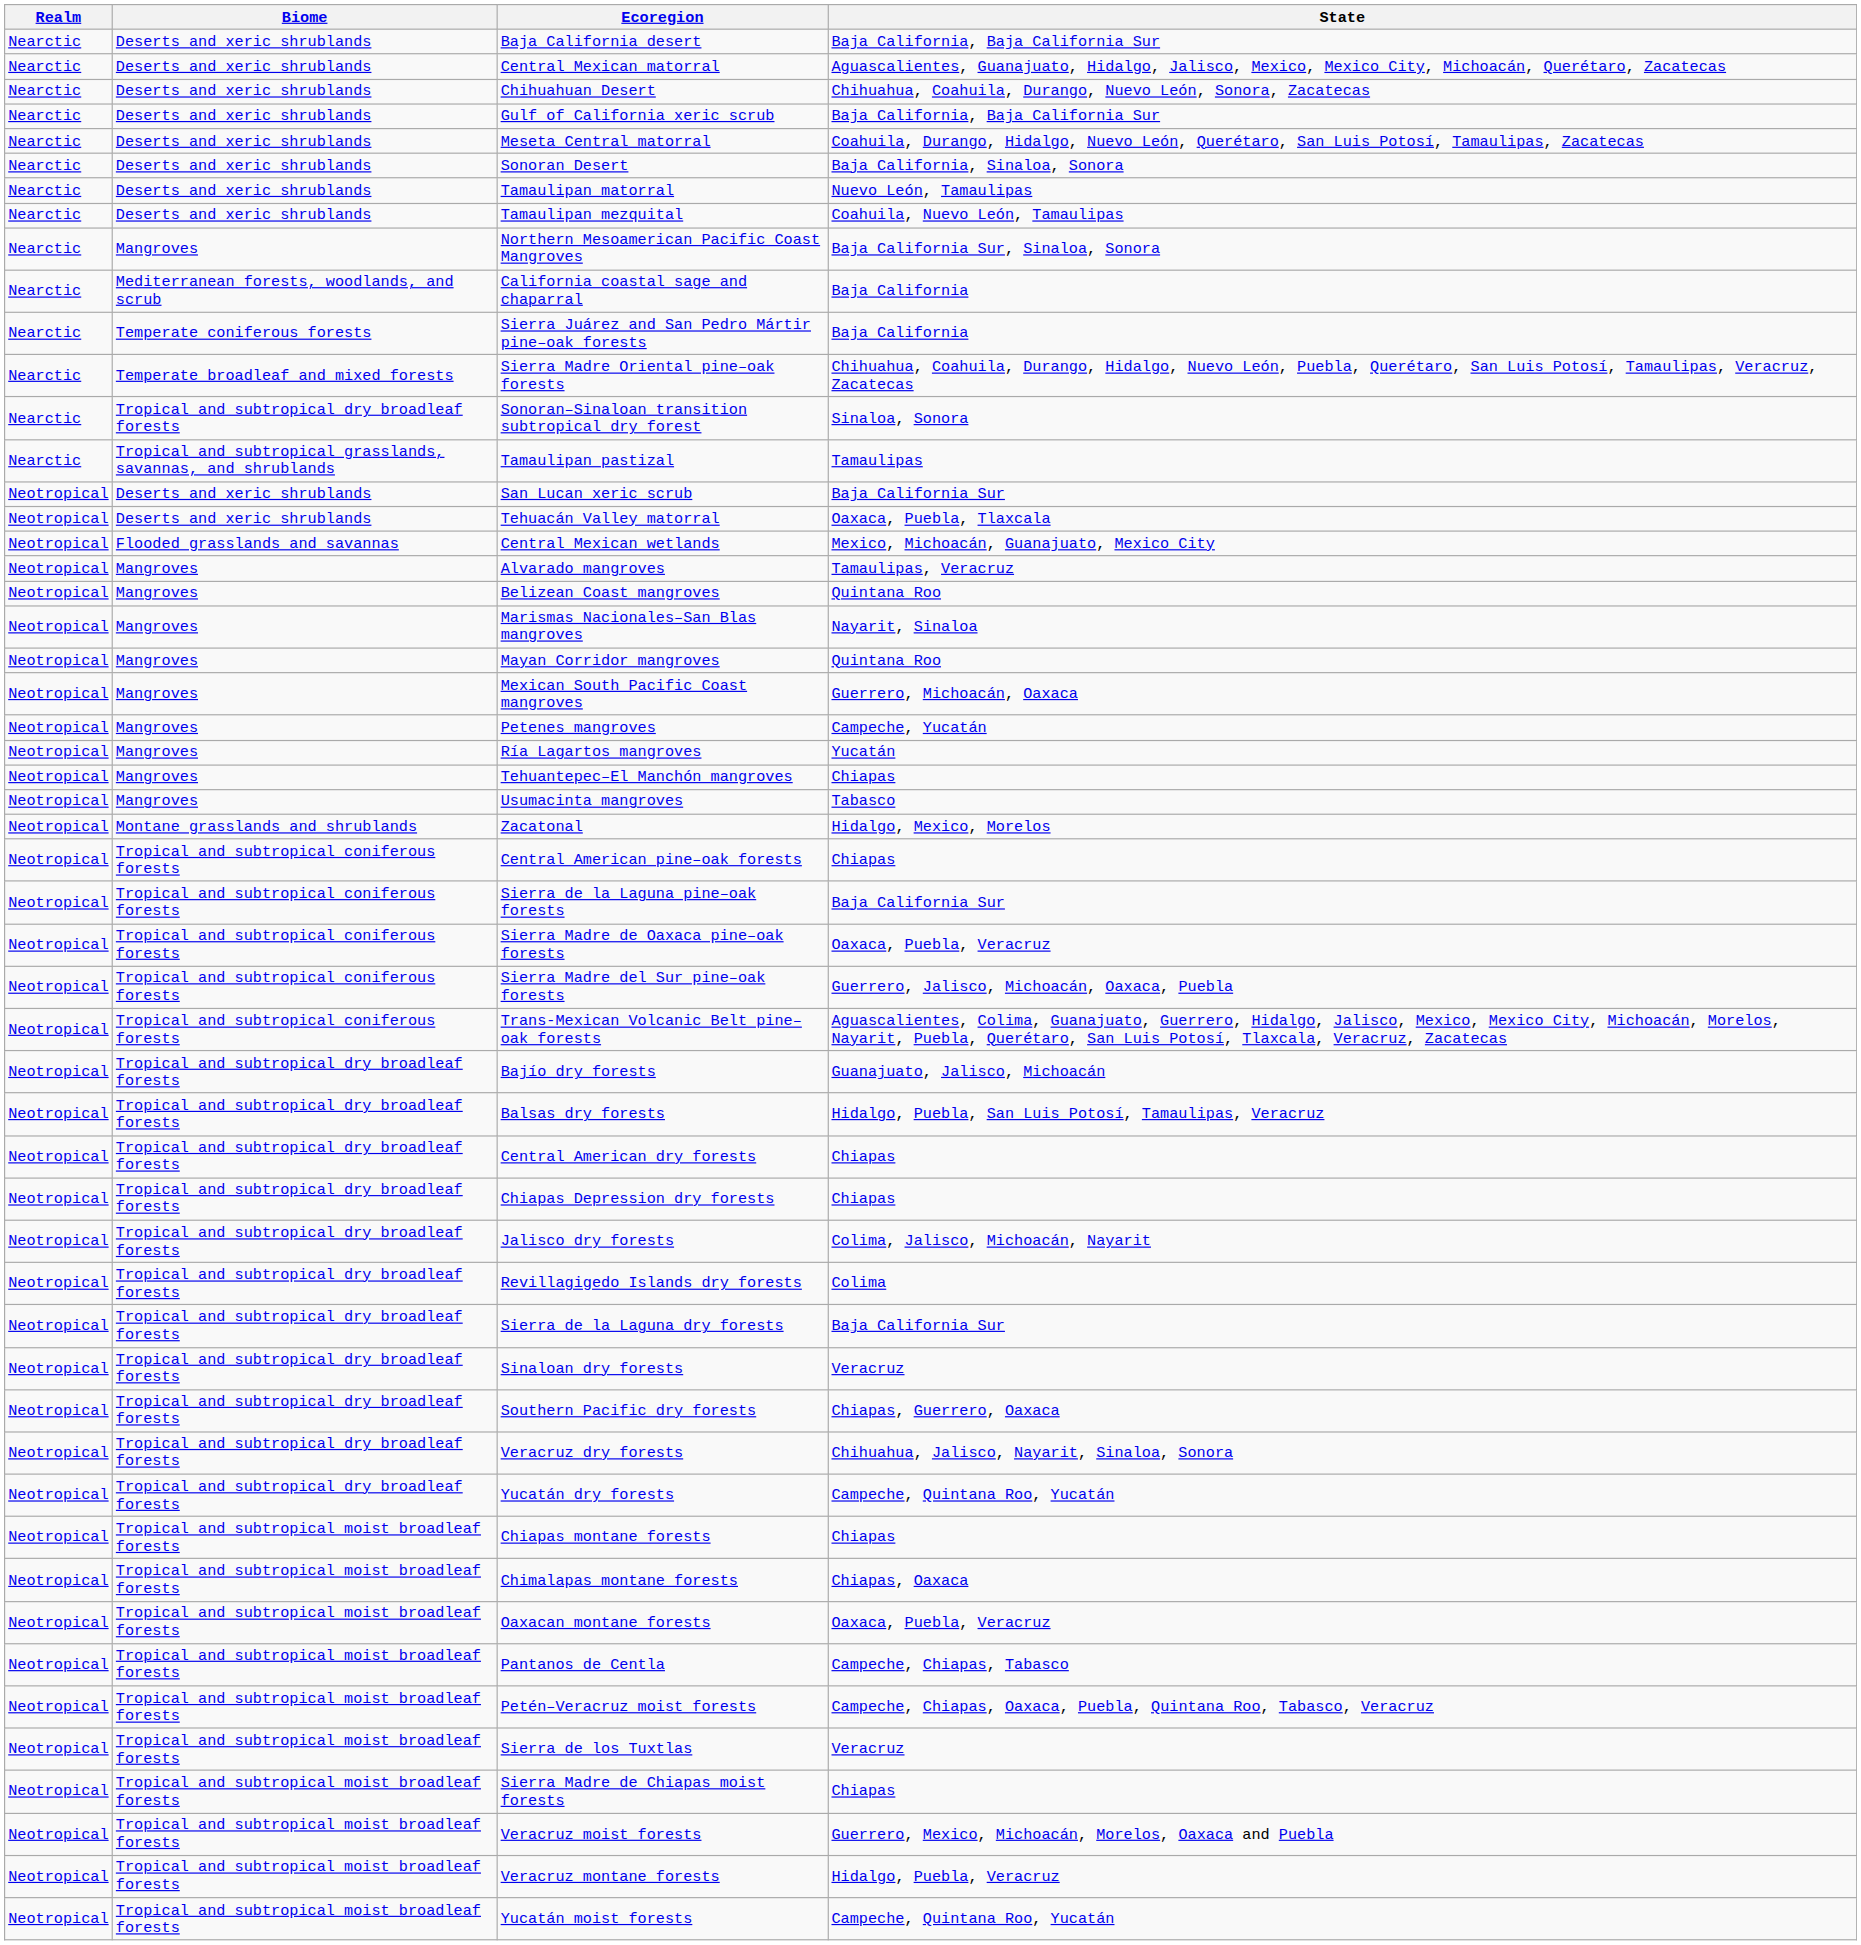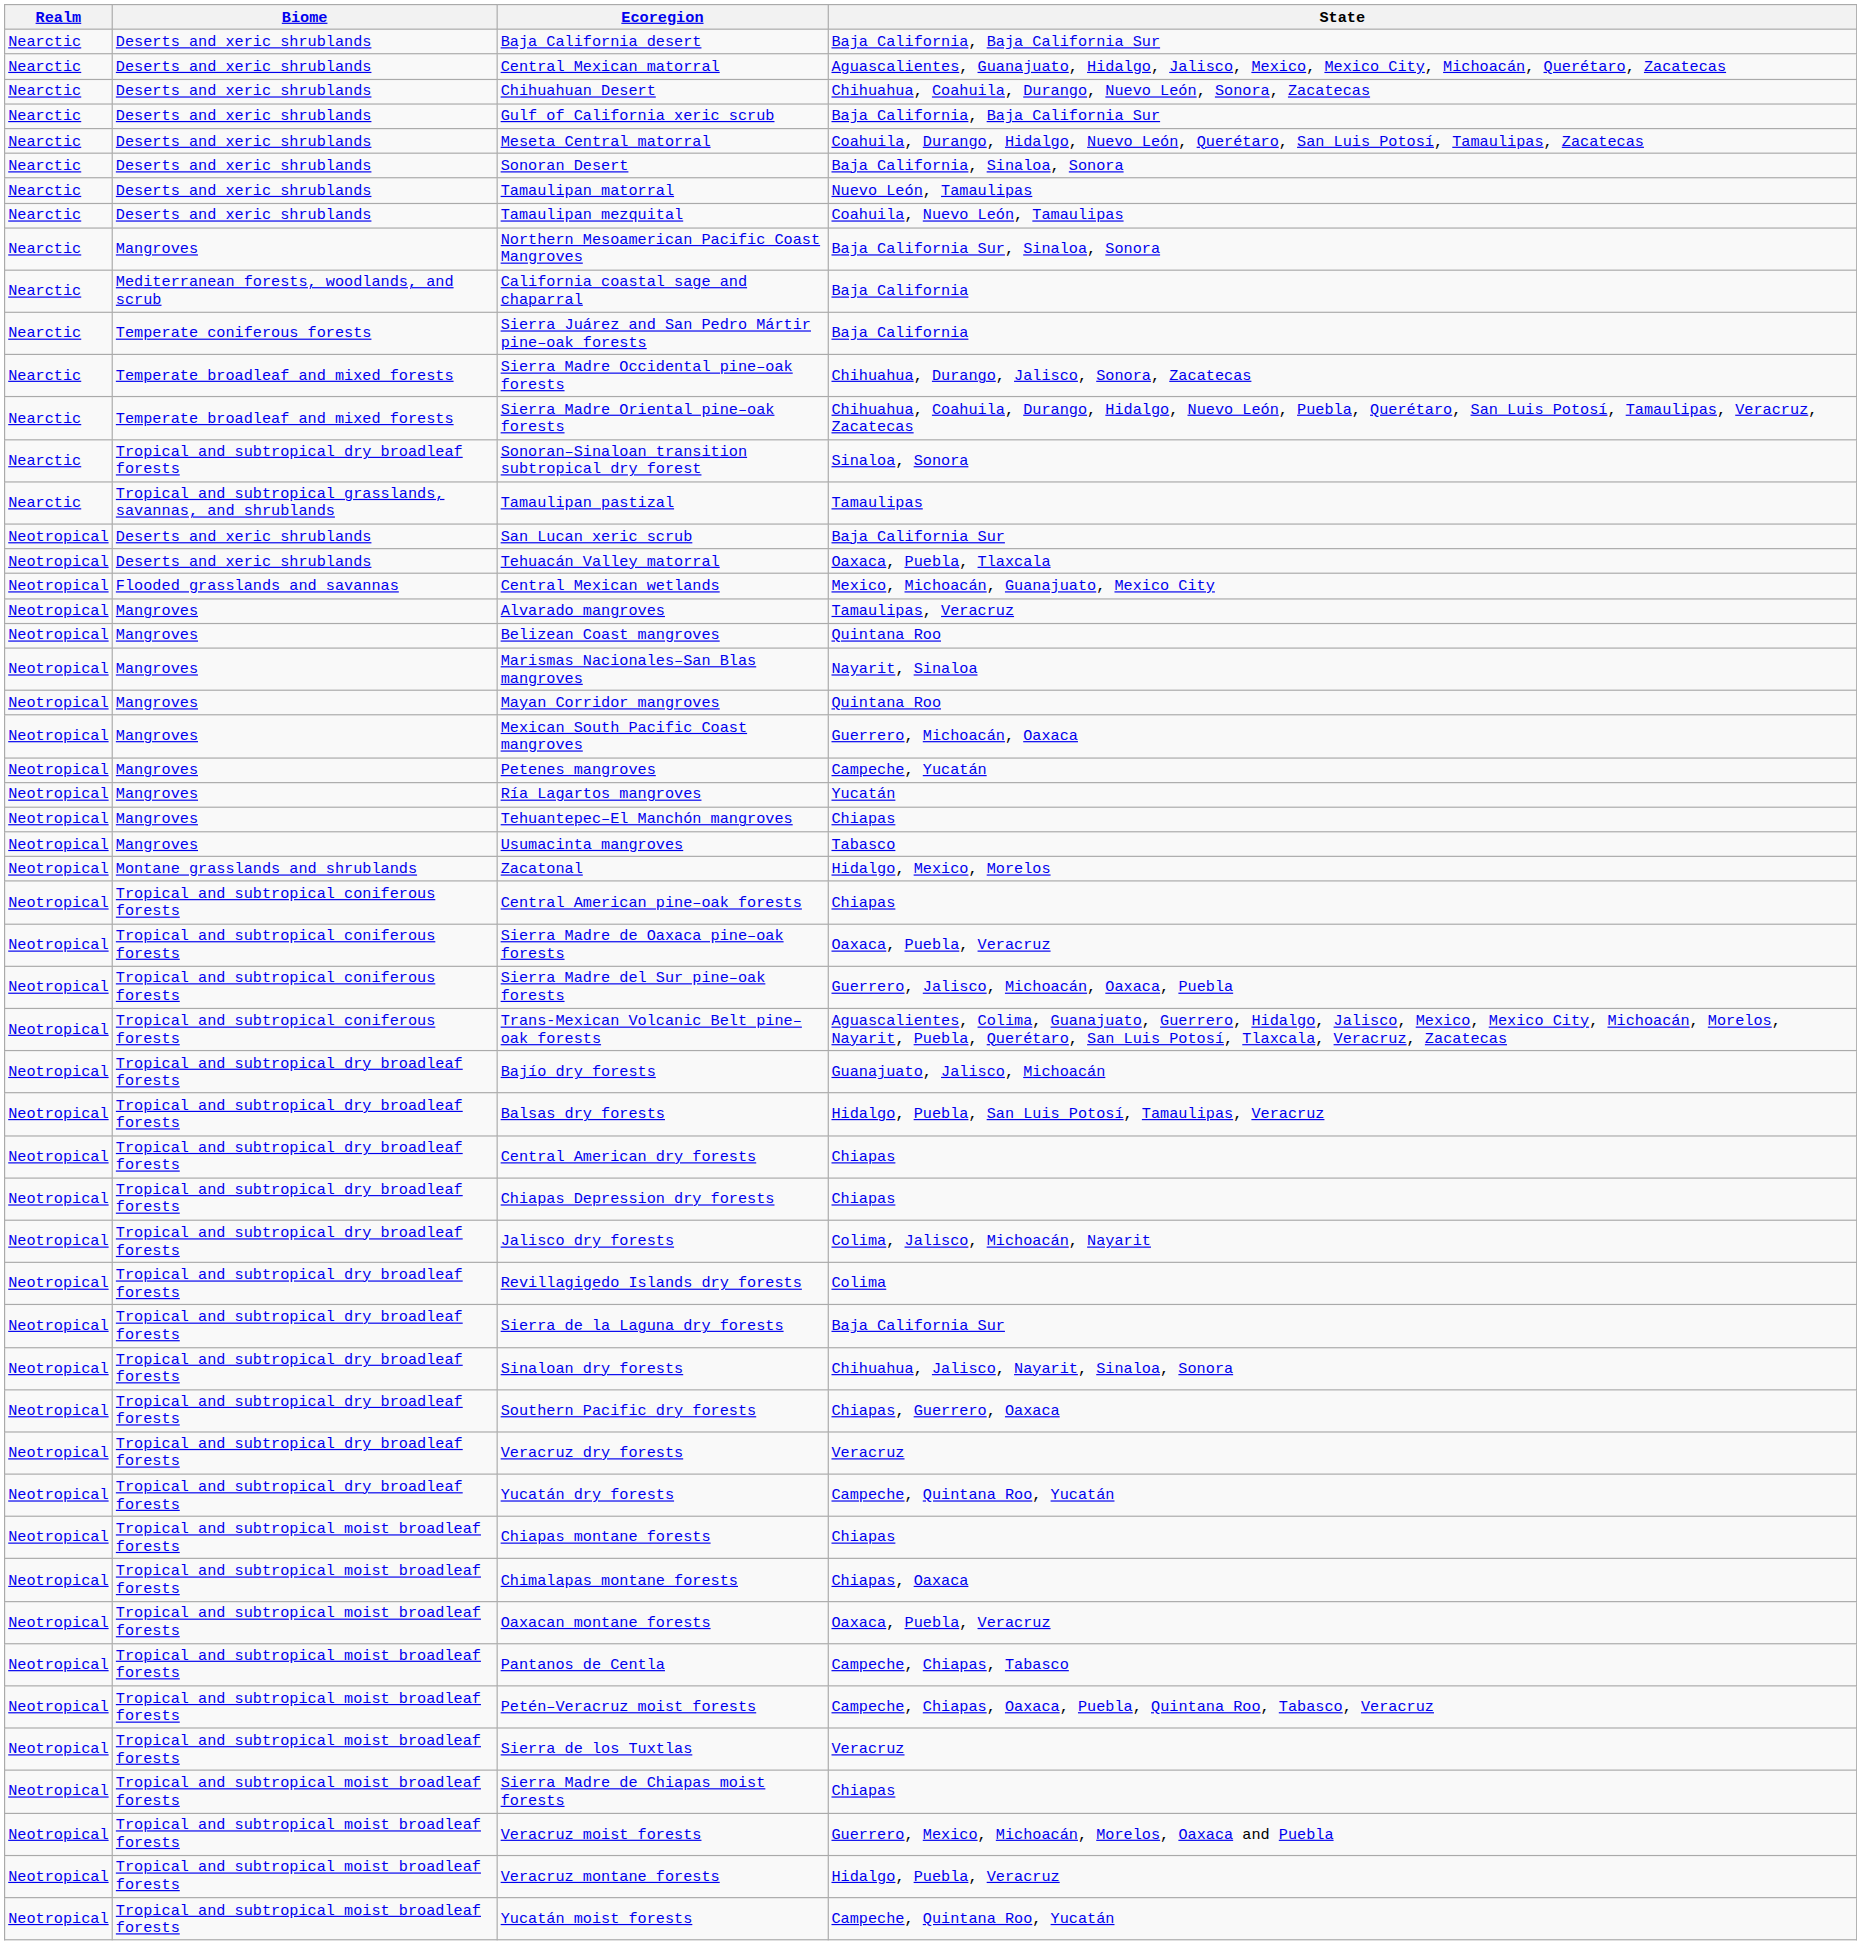+ row: (647, 376)
- row: (628, 903)
(868, 1368) Veracruz -> (1032, 1368) Chihuahua, Jalisco, Nayarit, Sinaloa, Sonora
(1032, 1453) Chihuahua, Jalisco, Nayarit, Sinaloa, Sonora -> (868, 1453) Veracruz
